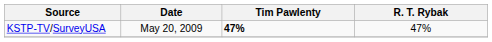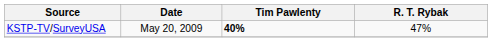(234, 28) 47% -> (234, 28) 40%
